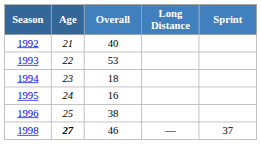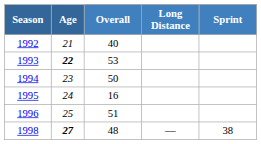(68, 61) normal -> (68, 61) bold
(113, 78) 18 -> (113, 78) 50
(113, 113) 38 -> (113, 113) 51
(113, 131) 46 -> (113, 131) 48
(228, 131) 37 -> (228, 131) 38
